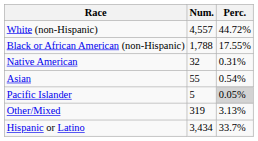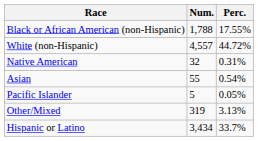rows swapped: (52, 29) <-> (96, 45)
(232, 95) lightgrey background -> (232, 95) no background
